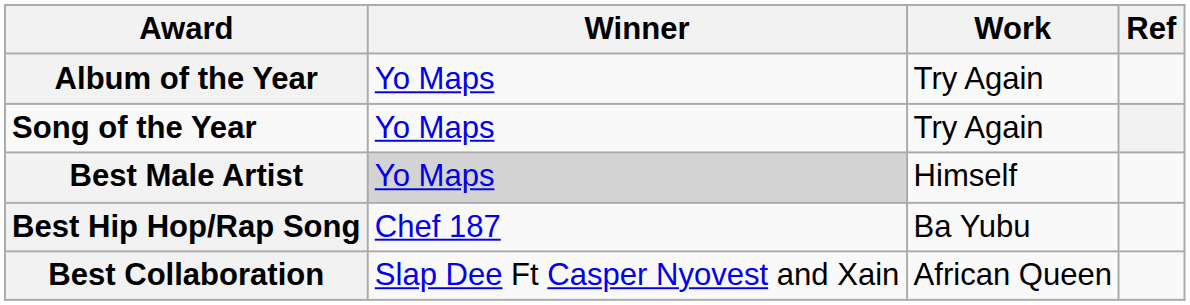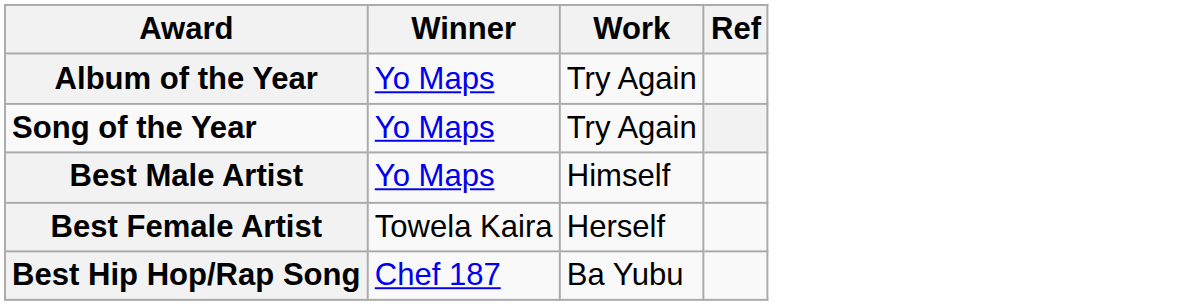(435, 176) lightgrey background -> (435, 176) no background
+ row: (186, 226)
- row: (186, 275)
